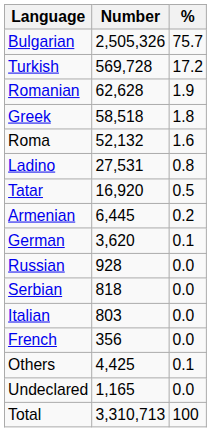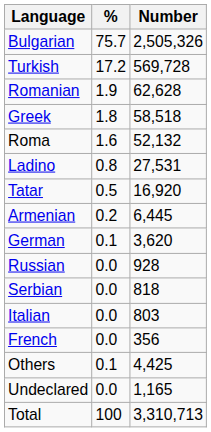columns swapped: (130, 16) <-> (188, 16)
